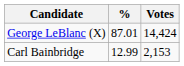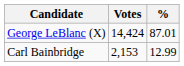columns swapped: (160, 14) <-> (125, 14)
